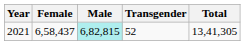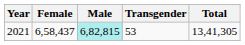(131, 31) 52 -> (131, 31) 53
